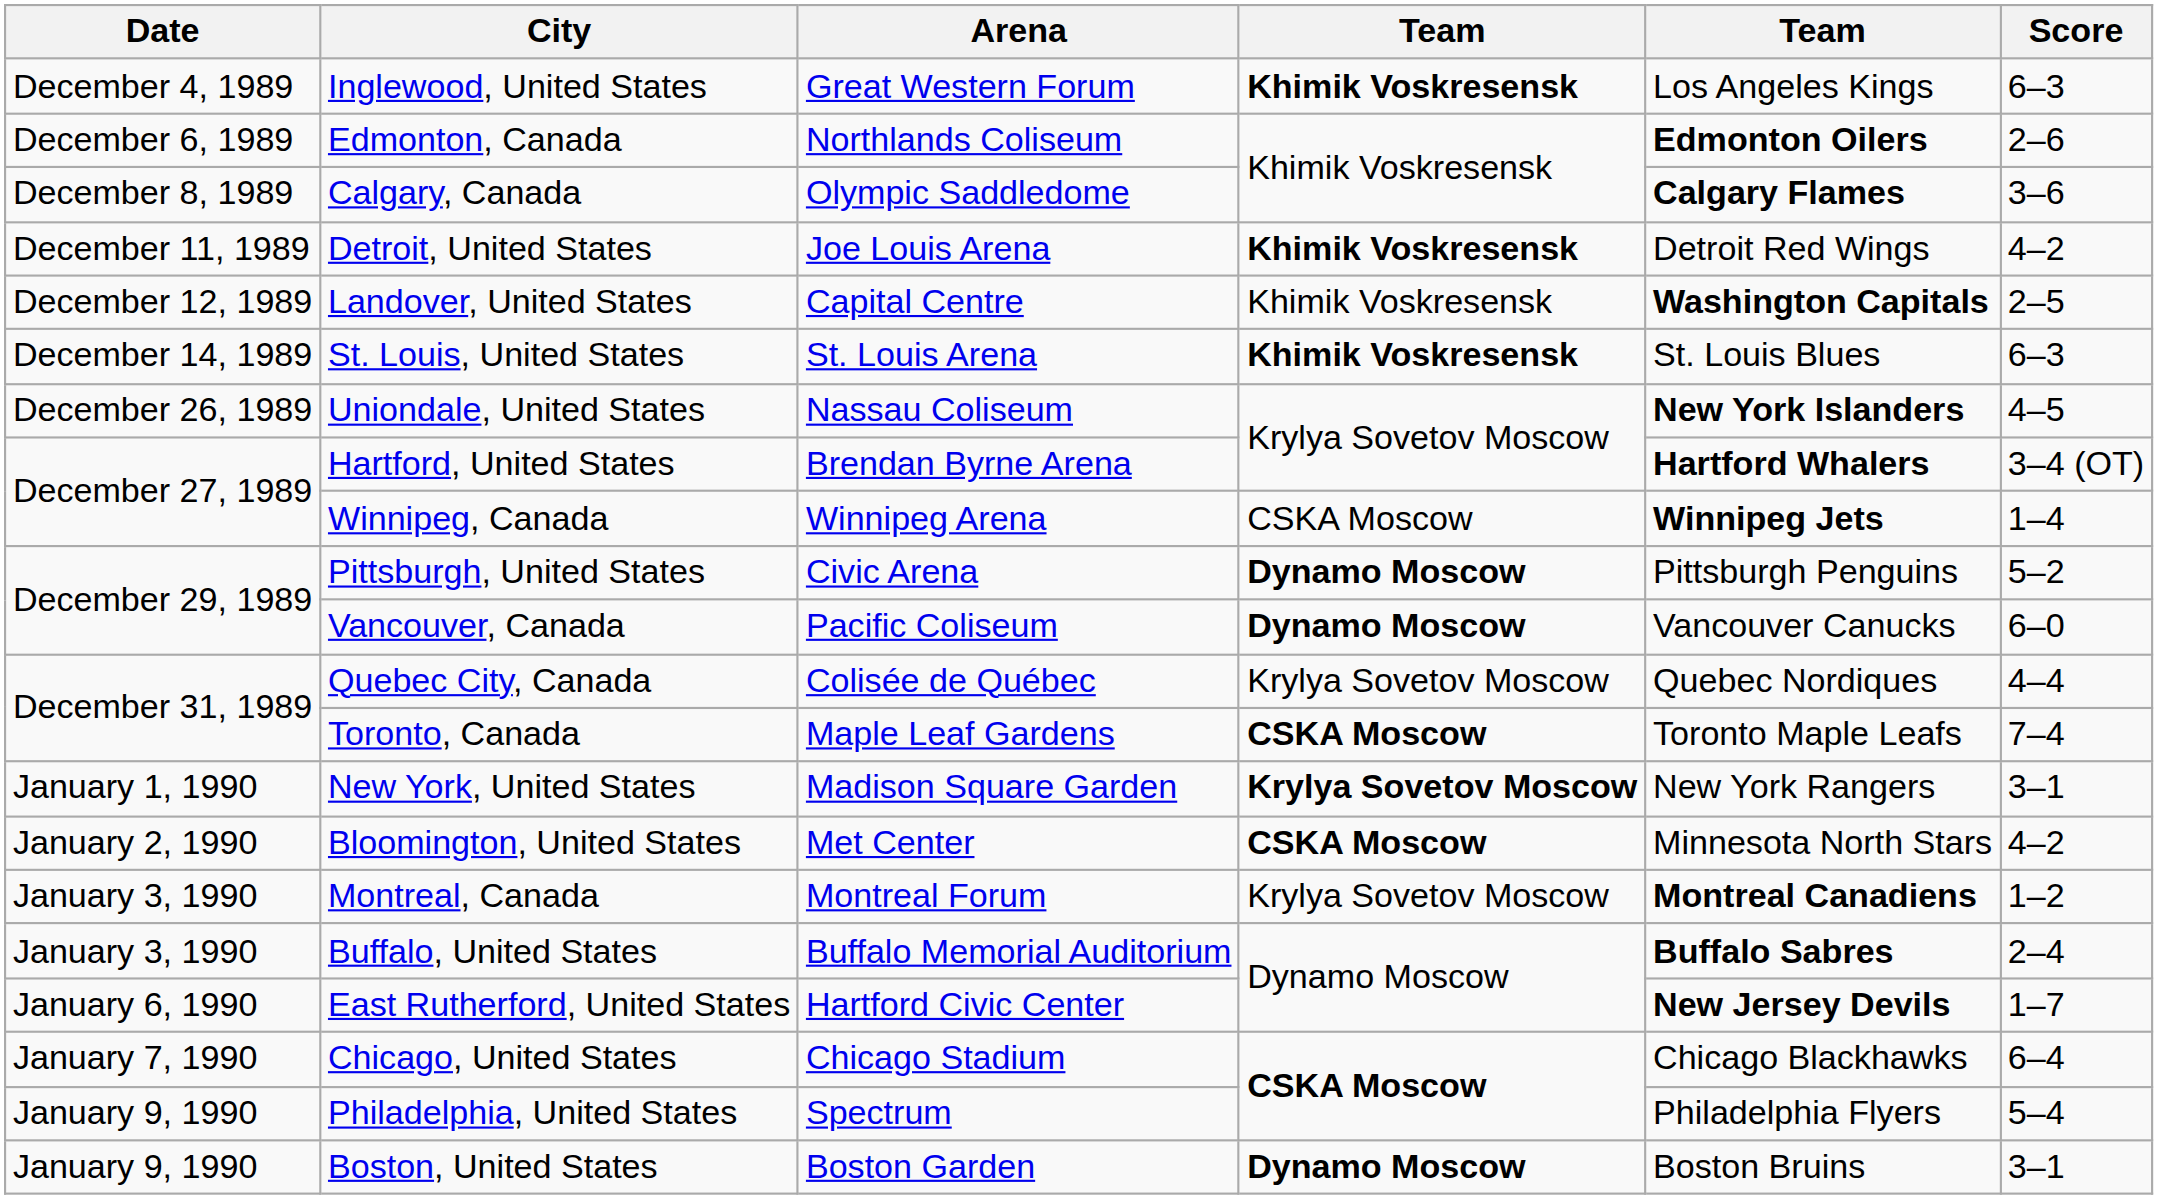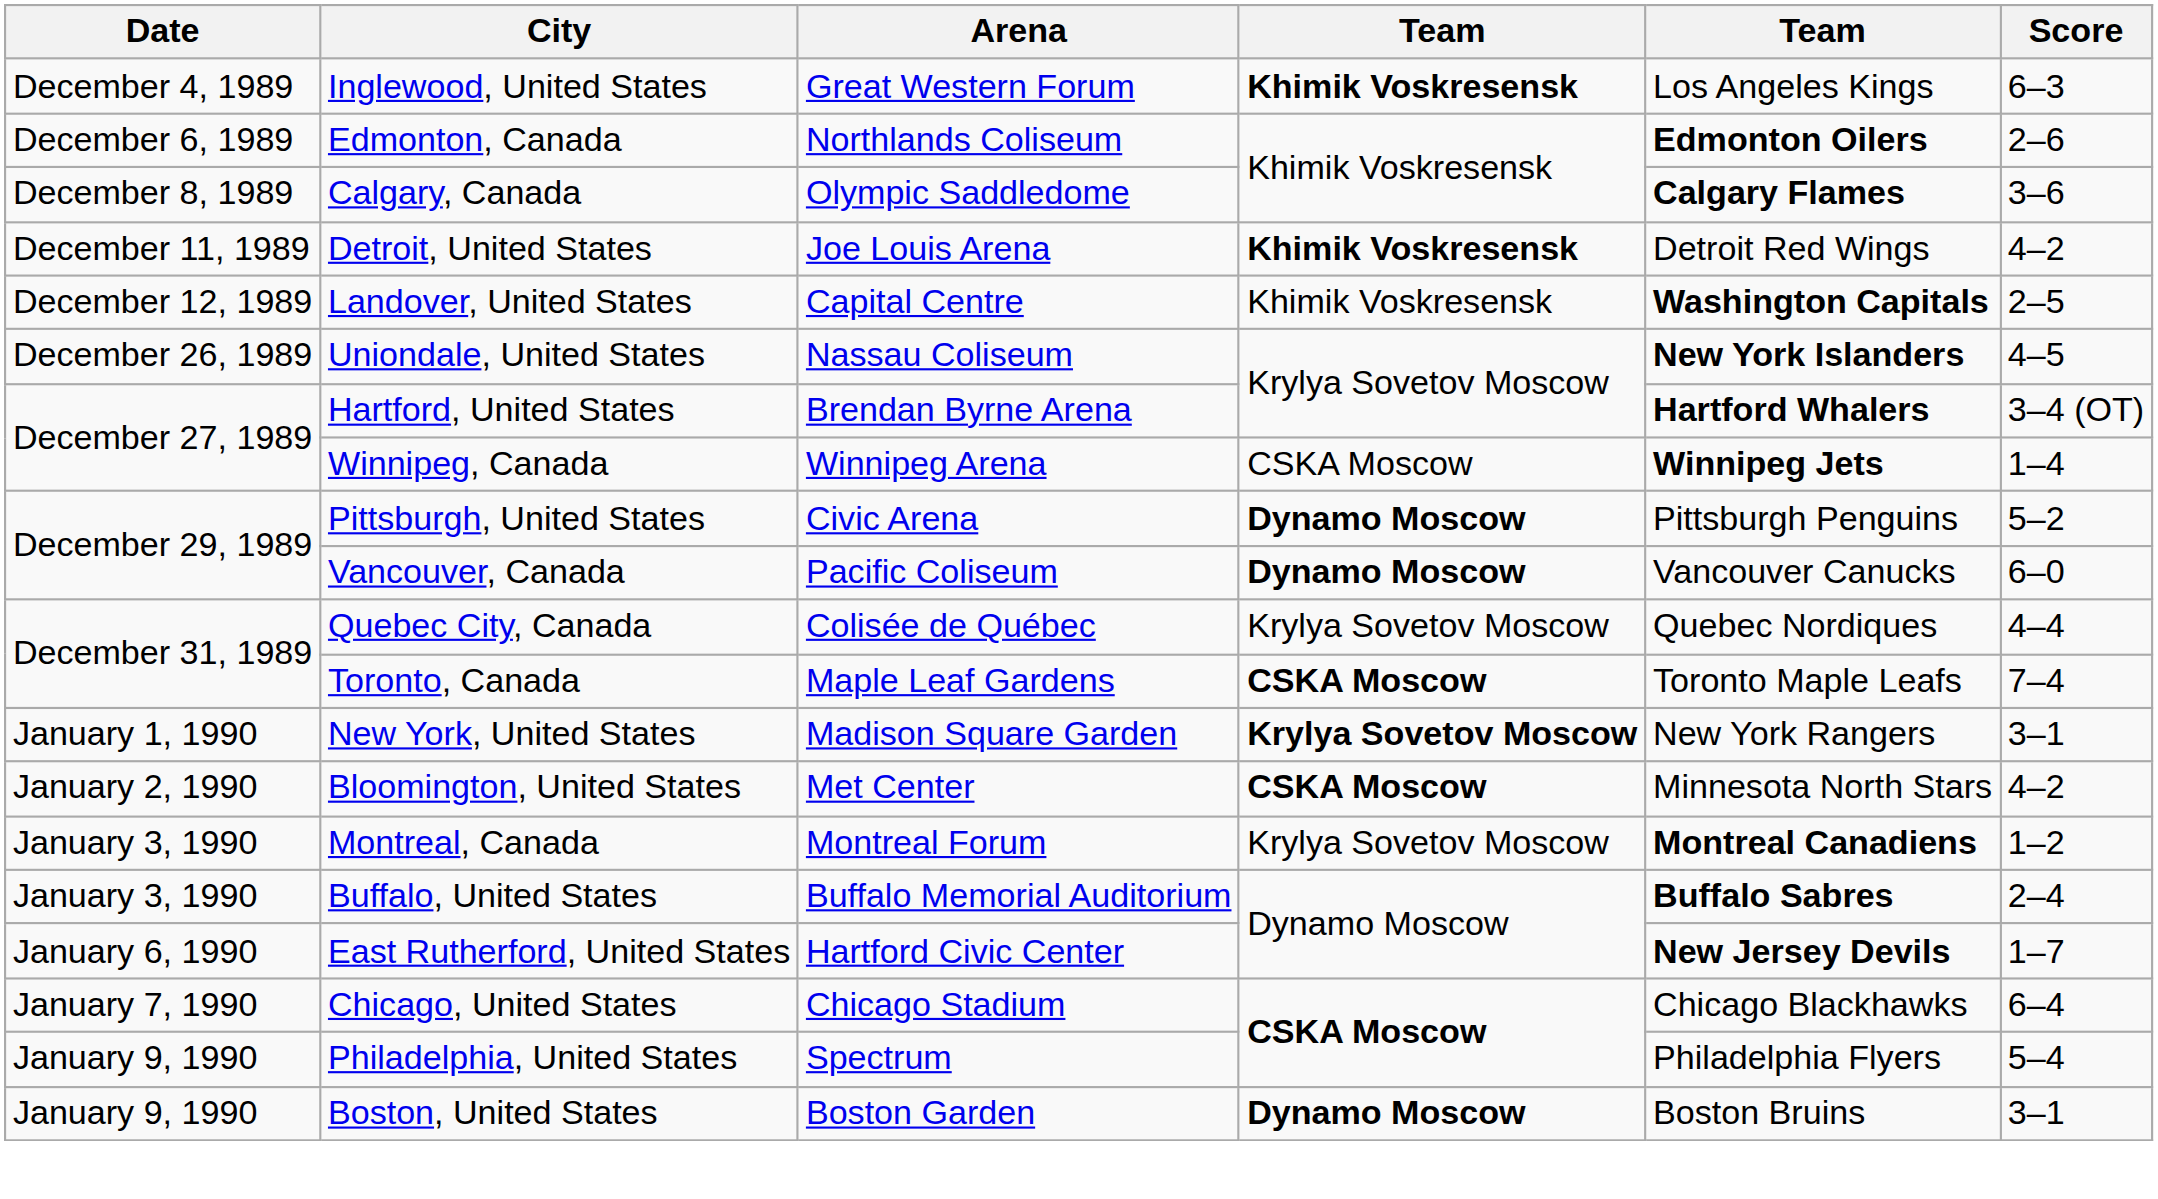- row: (506, 355)
